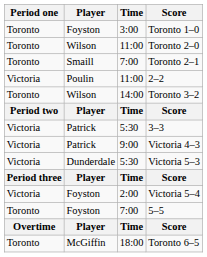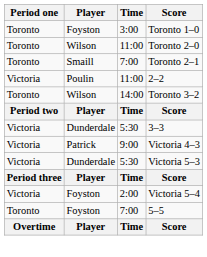(81, 128) Patrick -> (91, 128) Dunderdale
- row: (174, 243)
